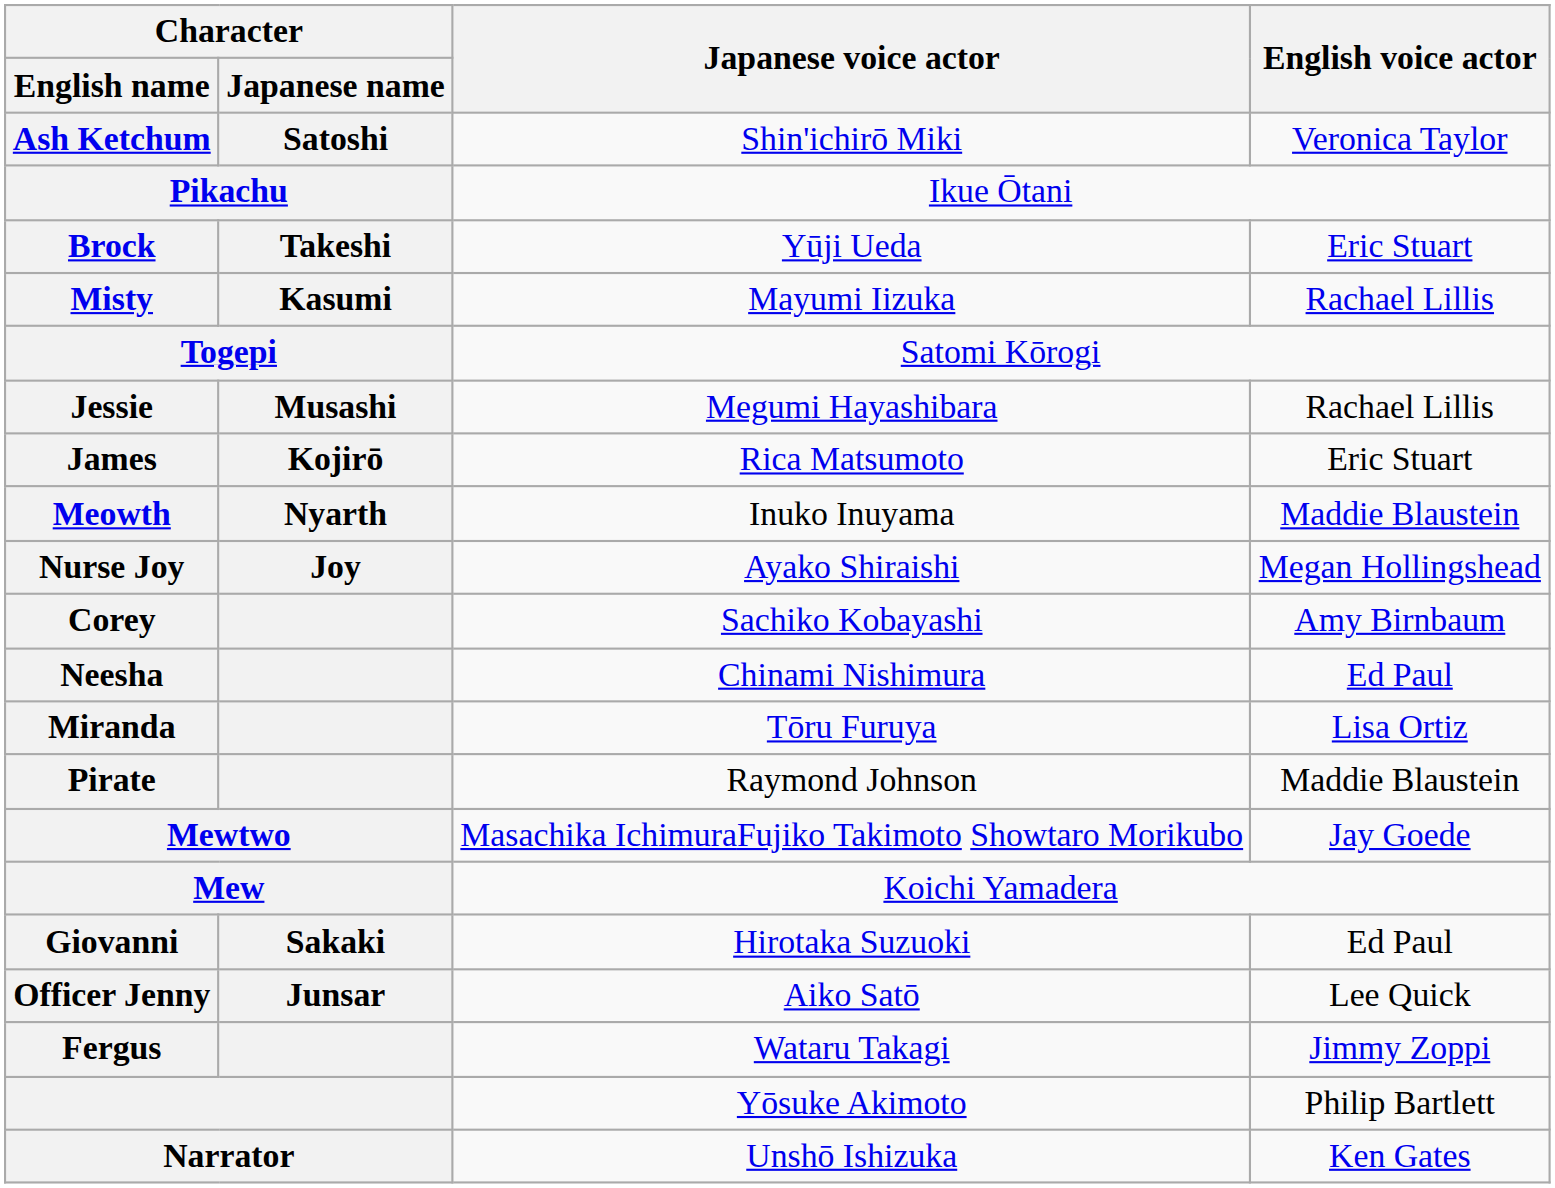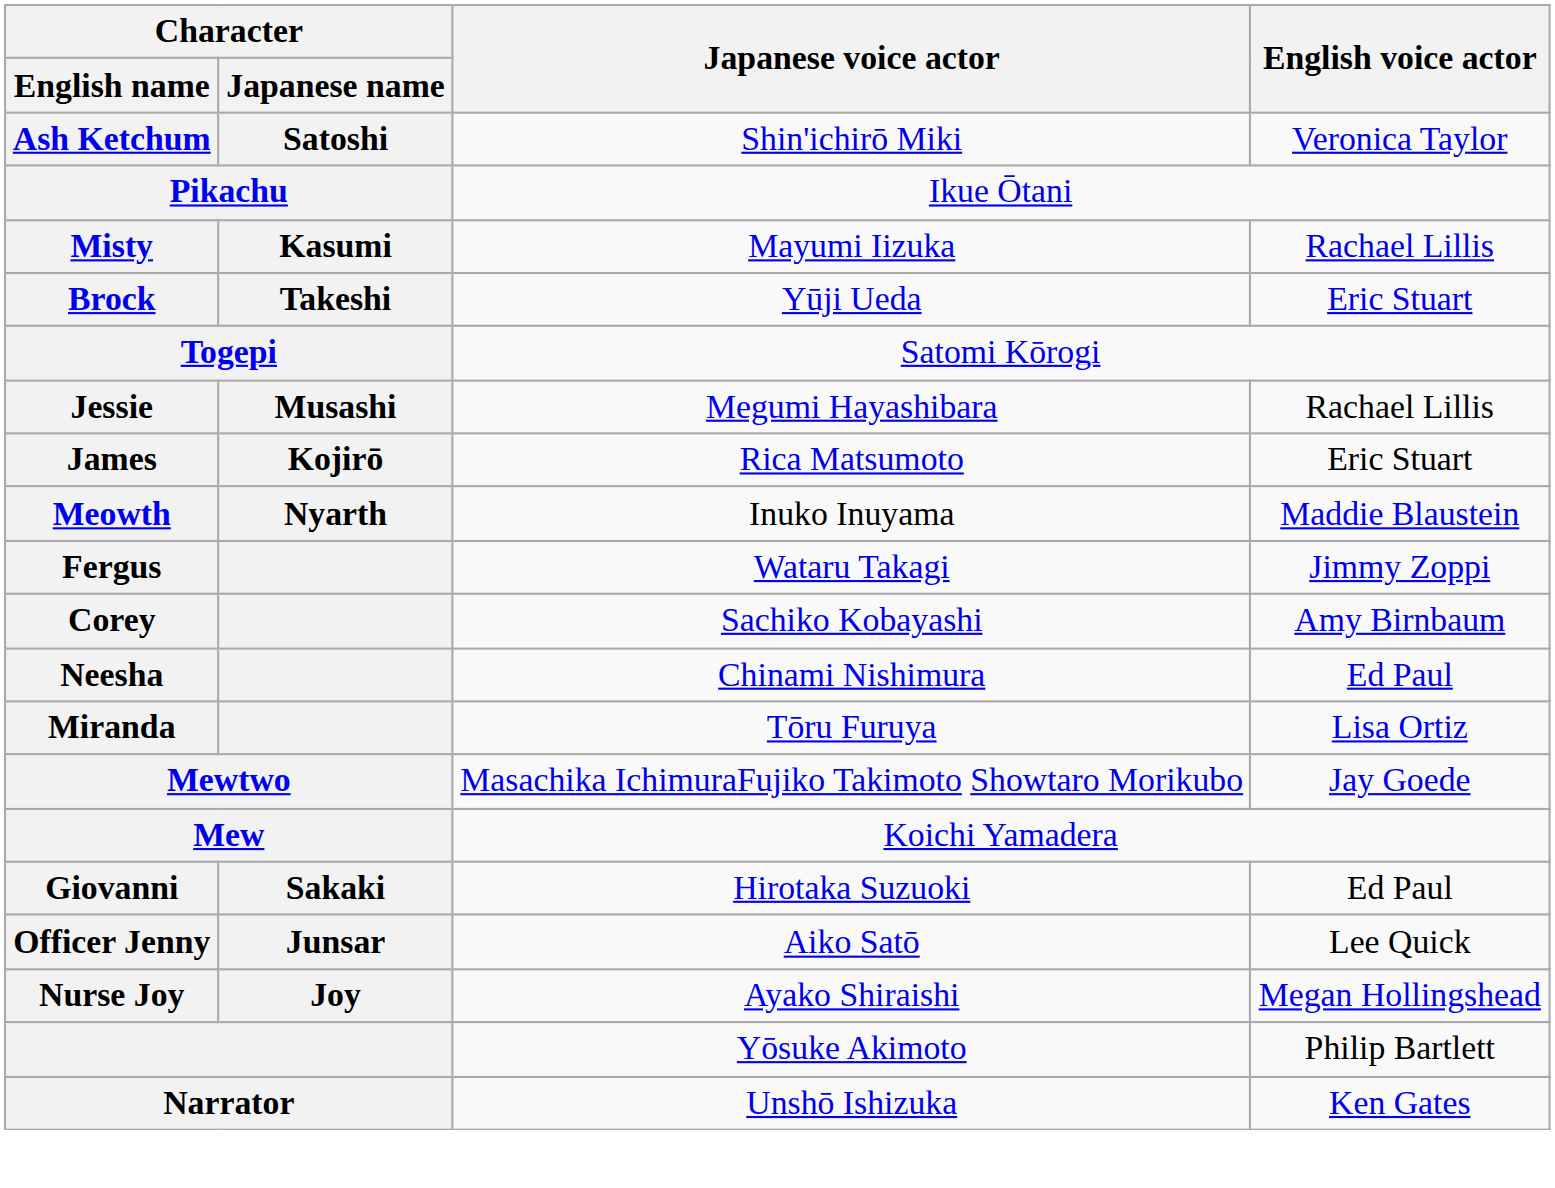rows swapped: (112, 298) <-> (112, 245)
rows swapped: (112, 1048) <-> (112, 566)
- row: (112, 780)
